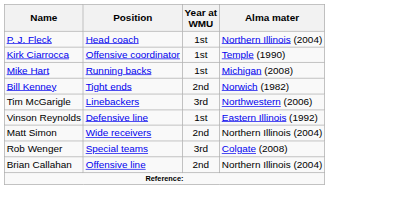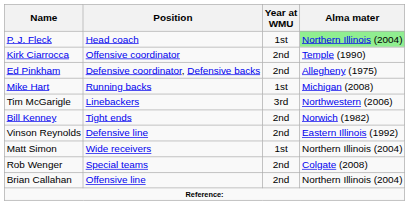(272, 39) no background -> (352, 39) lightgreen background
(201, 55) 1st -> (281, 55) 2nd
+ row: (33, 71)
rows swapped: (32, 86) <-> (39, 102)
(201, 118) 1st -> (281, 134) 2nd
(201, 134) 2nd -> (281, 149) 1st
(201, 149) 3rd -> (281, 165) 2nd
